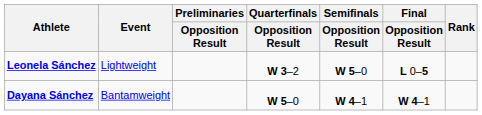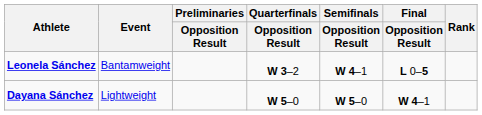(128, 66) Lightweight -> (135, 66) Bantamweight
(351, 72) W 5–0 -> (351, 72) W 4–1
(135, 96) Bantamweight -> (128, 96) Lightweight
(351, 102) W 4–1 -> (351, 102) W 5–0
